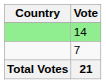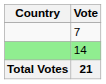rows swapped: (80, 32) <-> (77, 50)
